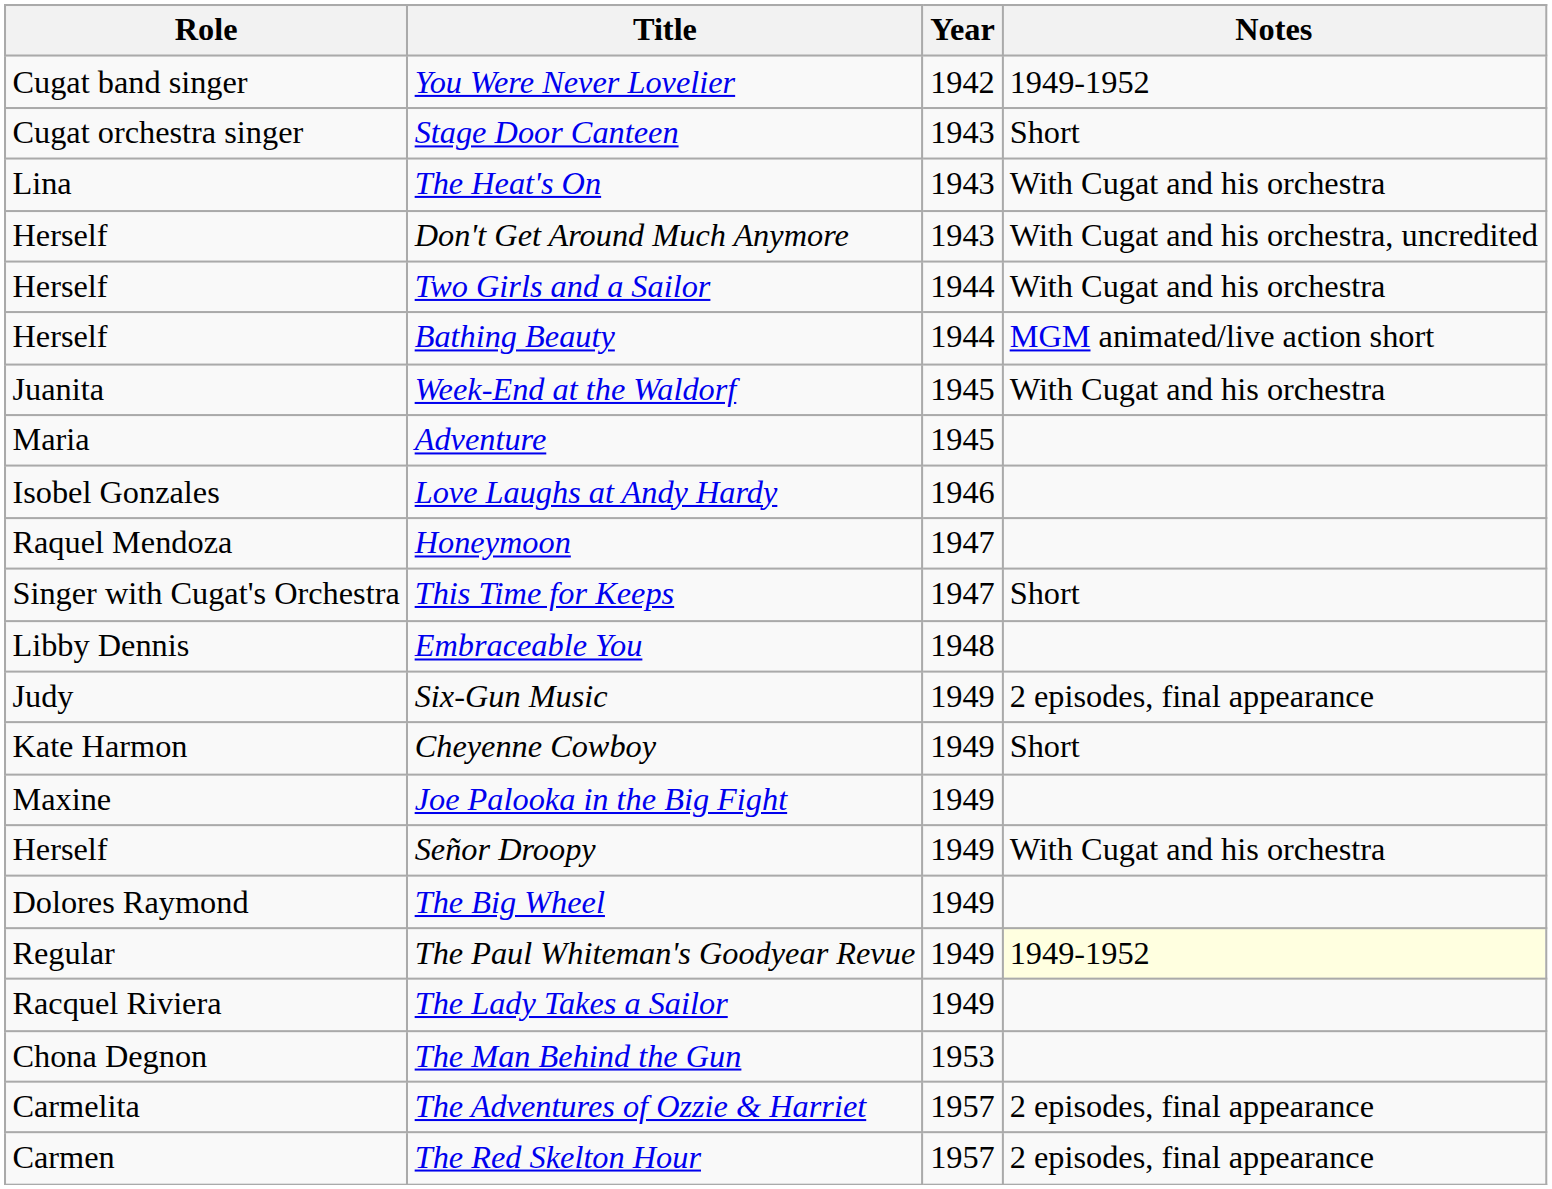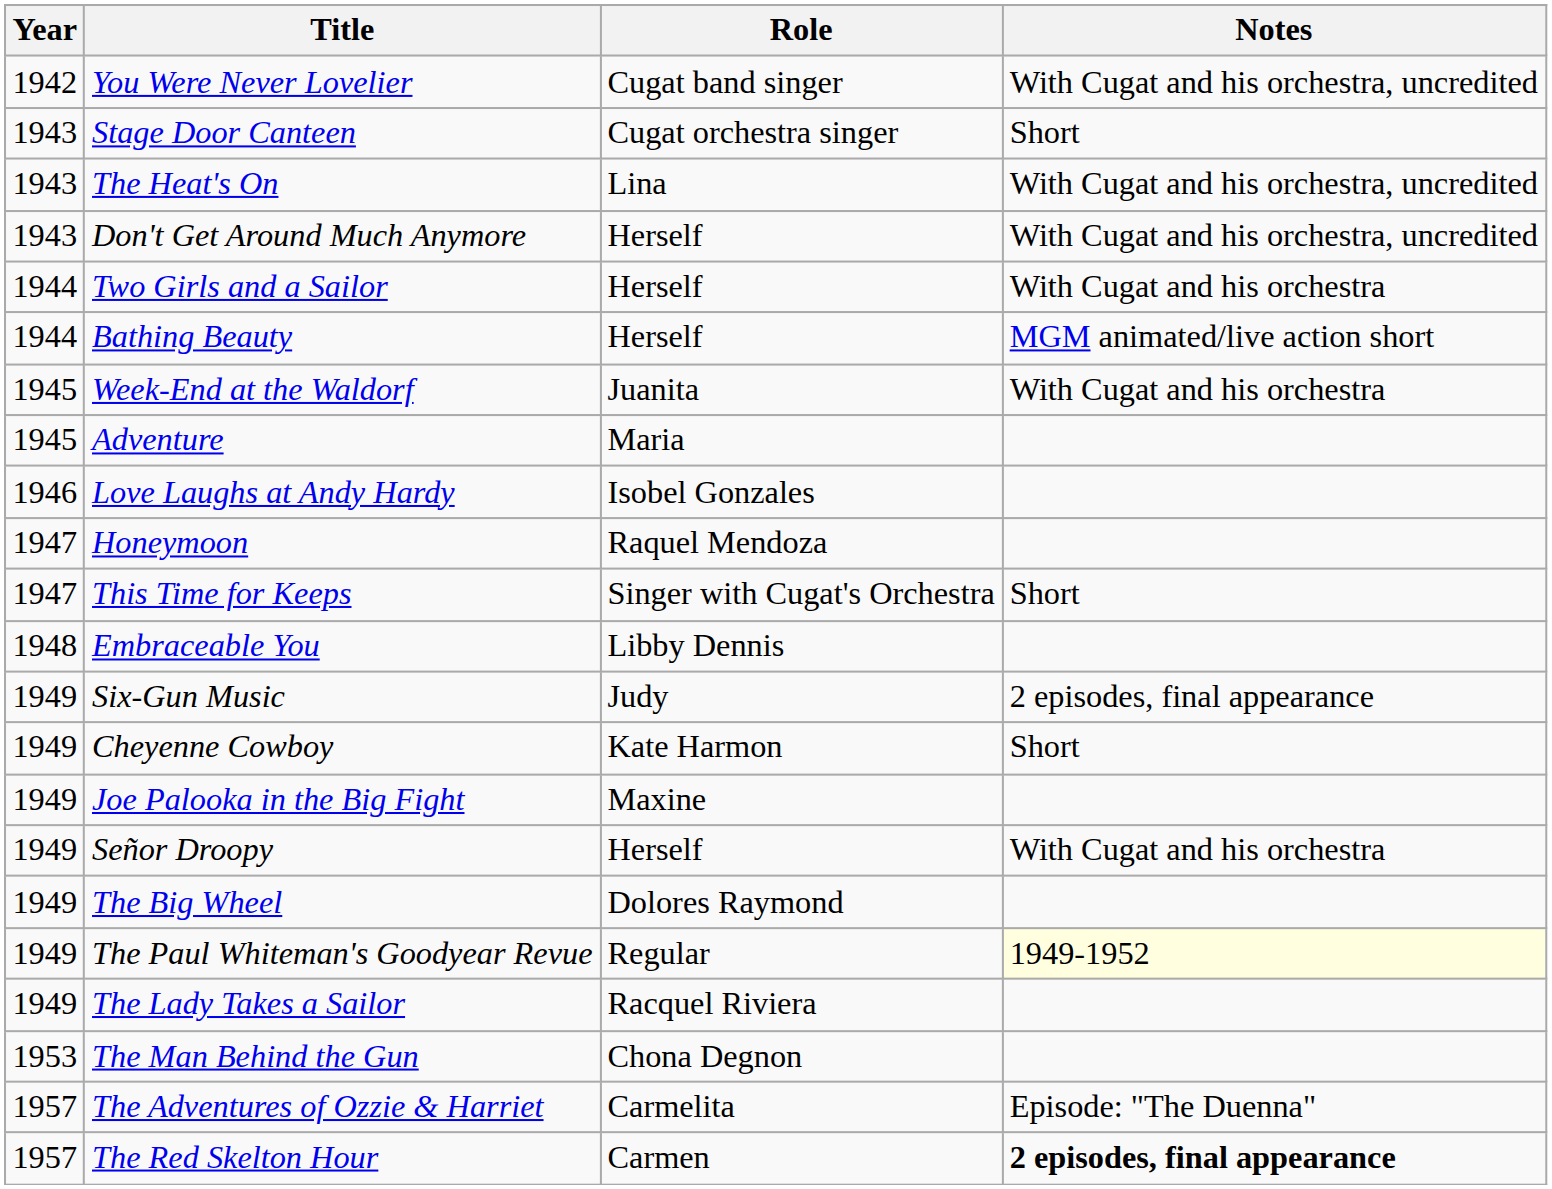columns swapped: (962, 30) <-> (206, 30)
(1080, 81) 1949-1952 -> (1274, 81) With Cugat and his orchestra, uncredited
(1198, 183) With Cugat and his orchestra -> (1274, 183) With Cugat and his orchestra, uncredited
(1192, 1106) 2 episodes, final appearance -> (1163, 1106) Episode: "The Duenna"
(1192, 1157) normal -> (1203, 1157) bold
